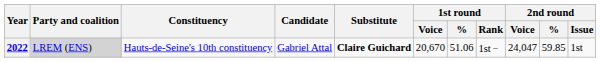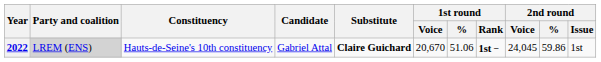(488, 47) normal -> (488, 47) bold
(522, 47) 24,047 -> (522, 47) 24,045
(554, 47) 59.85 -> (554, 47) 59.86
